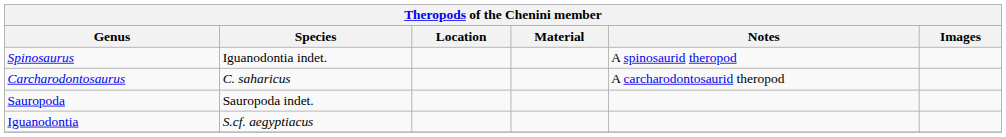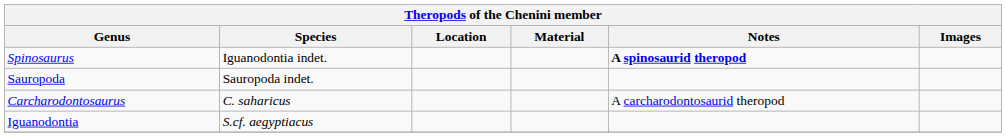(674, 57) normal -> (679, 57) bold
rows swapped: (66, 79) <-> (36, 100)
